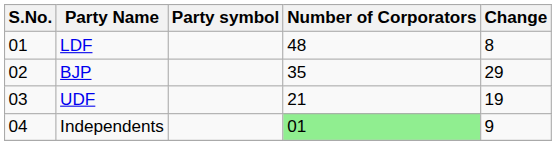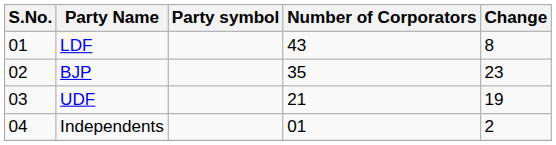(297, 45) 48 -> (297, 45) 43
(494, 72) 29 -> (494, 72) 23
(297, 126) lightgreen background -> (297, 126) no background
(489, 126) 9 -> (489, 126) 2
